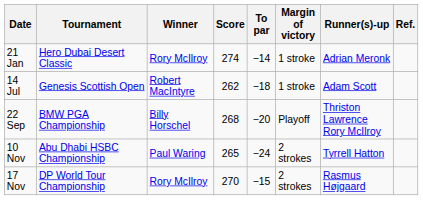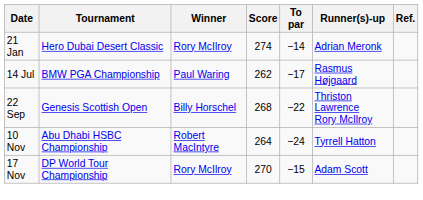- column: (298, 24)
(92, 86) Genesis Scottish Open -> (101, 74) BMW PGA Championship
(172, 86) Robert MacIntyre -> (202, 74) Paul Waring
(261, 86) −18 -> (296, 74) −17
(350, 86) Adam Scott -> (336, 74) Rasmus Højgaard
(72, 120) BMW PGA Championship -> (94, 108) Genesis Scottish Open
(261, 120) −20 -> (296, 108) −22
(177, 153) Paul Waring -> (196, 142) Robert MacIntyre
(230, 153) 265 -> (263, 142) 264
(344, 181) Rasmus Højgaard -> (341, 170) Adam Scott
